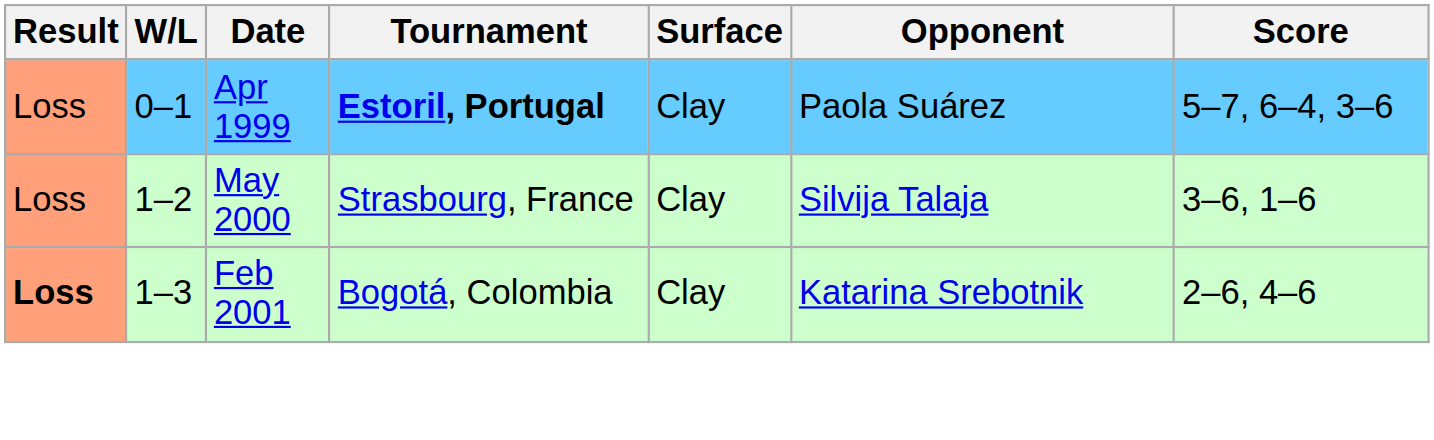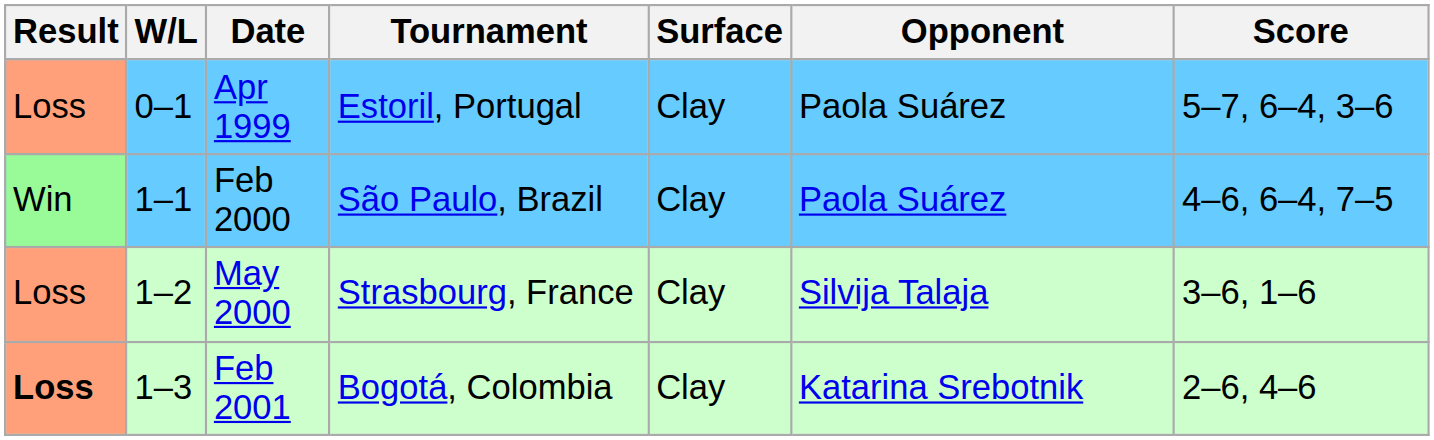(471, 106) bold -> (460, 106) normal
+ row: (252, 199)
